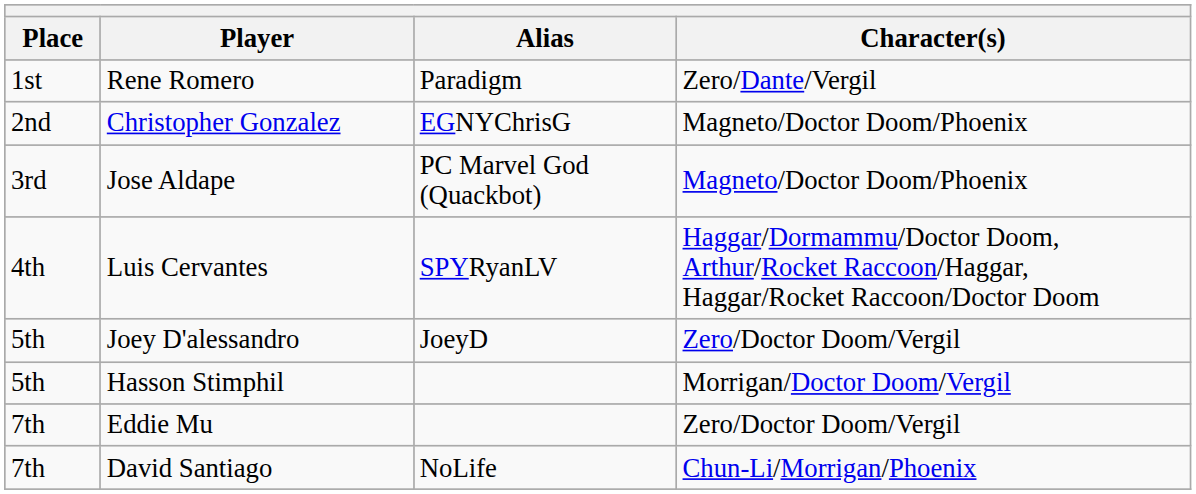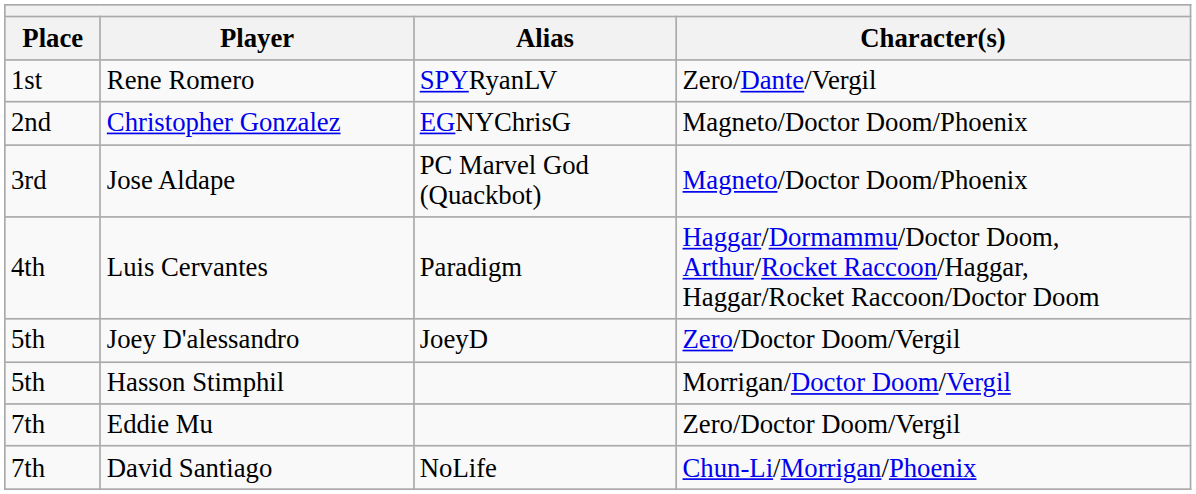(471, 80) Paradigm -> (488, 80) SPYRyanLV
(488, 267) SPYRyanLV -> (471, 267) Paradigm
